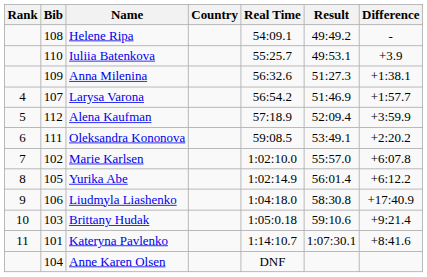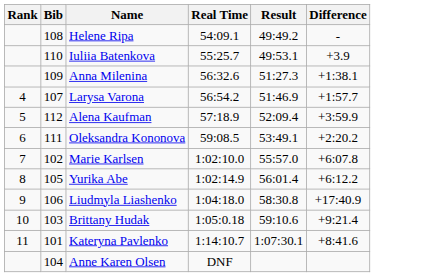- column: (215, 14)
